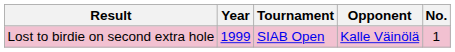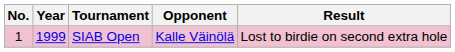columns swapped: (436, 15) <-> (111, 15)
